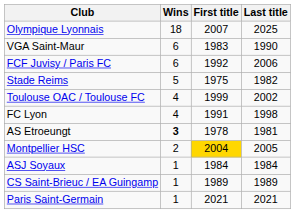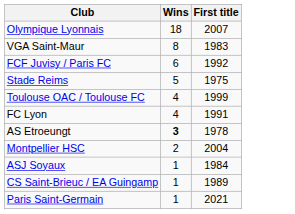- column: (266, 13)
(176, 47) 6 -> (176, 47) 8
(216, 149) gold background -> (216, 149) no background
